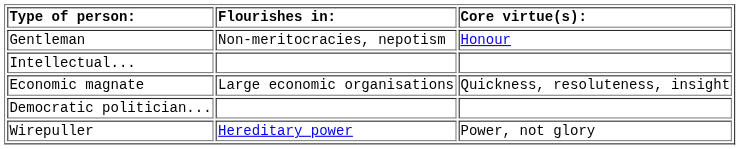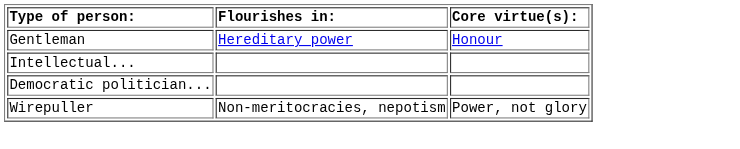(332, 40) Non-meritocracies, nepotism -> (286, 40) Hereditary power
- row: (77, 86)
(286, 131) Hereditary power -> (332, 108) Non-meritocracies, nepotism
